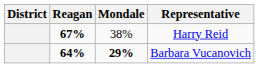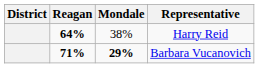(72, 33) 67% -> (72, 33) 64%
(72, 53) 64% -> (72, 53) 71%
